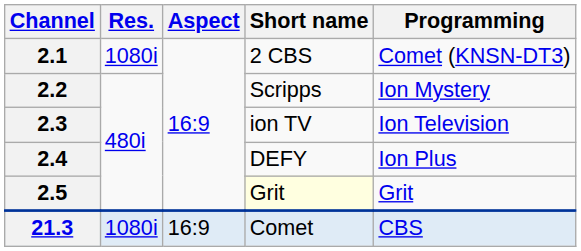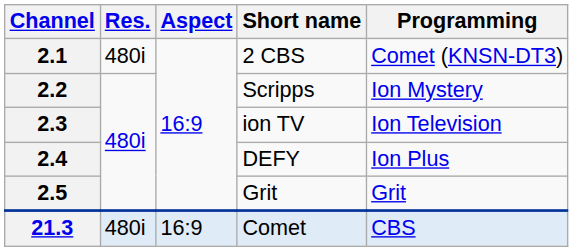(131, 55) 1080i -> (125, 55) 480i
(267, 192) lightyellow background -> (260, 192) no background
(131, 228) 1080i -> (125, 228) 480i
